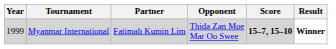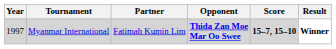(15, 31) 1999 -> (15, 31) 1997
(217, 31) normal -> (219, 31) bold
